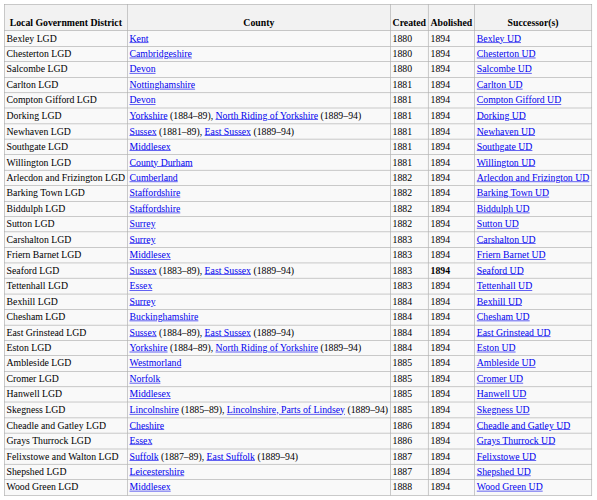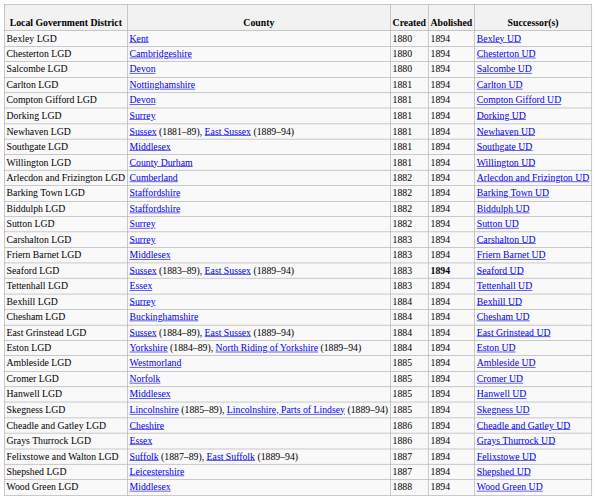(245, 116) Yorkshire (1884–89), North Riding of Yorkshire (1889–94) -> (143, 116) Surrey
